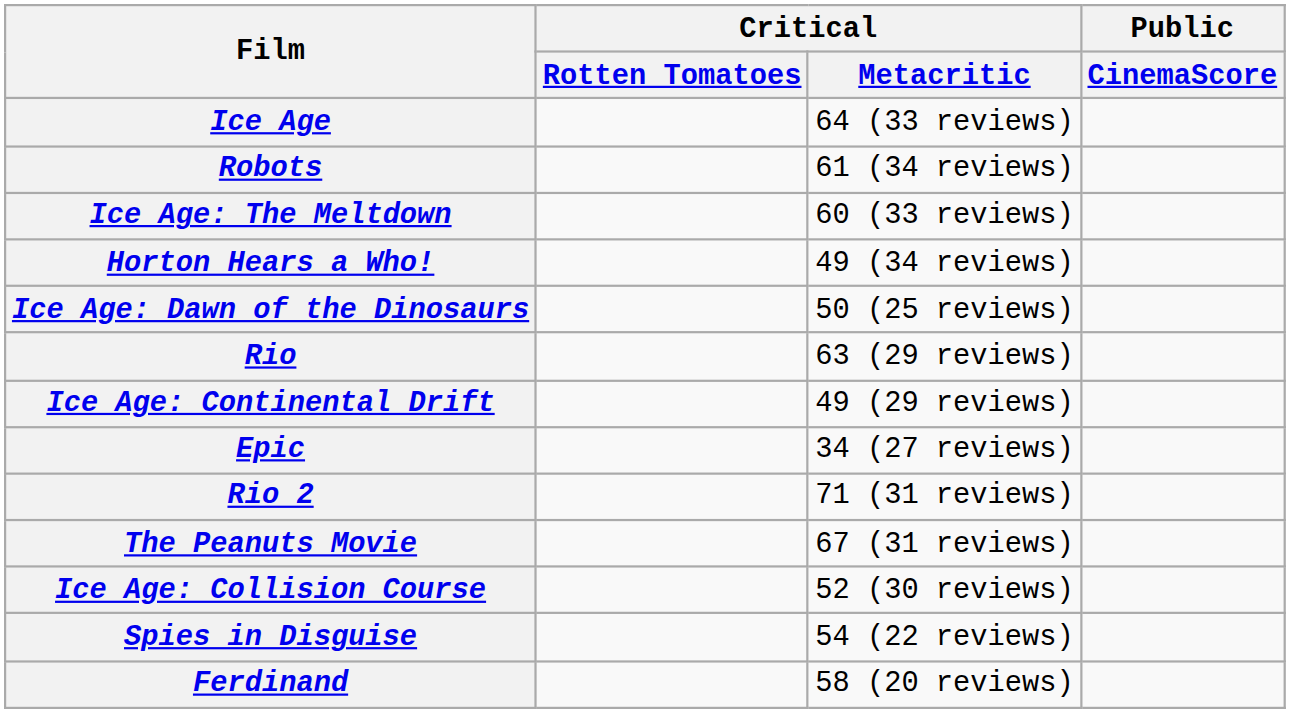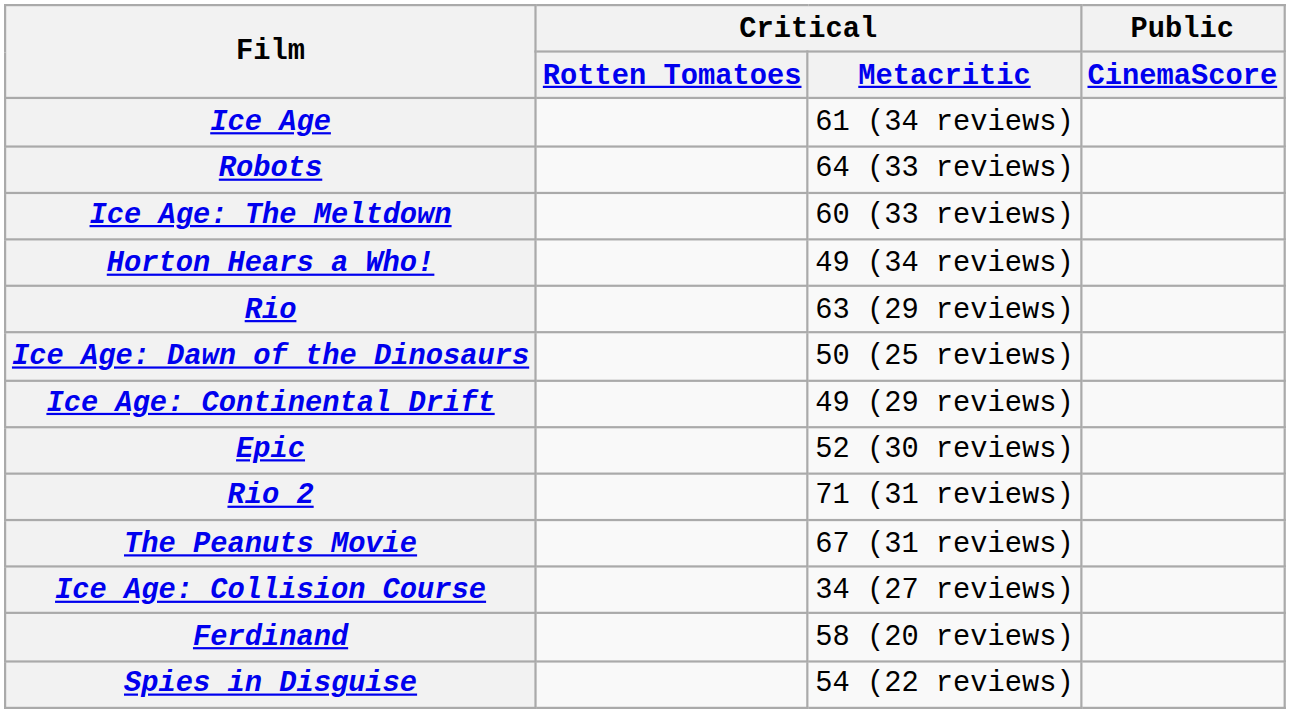(944, 122) 64 (33 reviews) -> (944, 122) 61 (34 reviews)
(944, 169) 61 (34 reviews) -> (944, 169) 64 (33 reviews)
rows swapped: (271, 309) <-> (271, 356)
(944, 450) 34 (27 reviews) -> (944, 450) 52 (30 reviews)
(944, 590) 52 (30 reviews) -> (944, 590) 34 (27 reviews)
rows swapped: (271, 684) <-> (271, 637)
